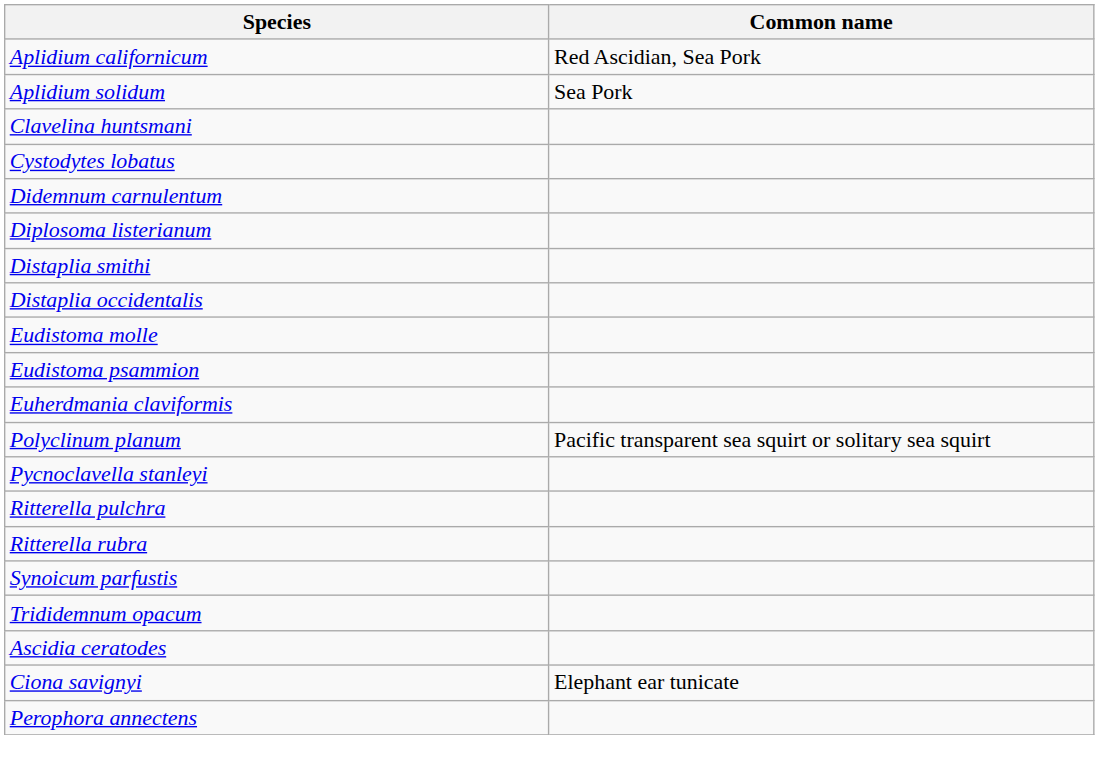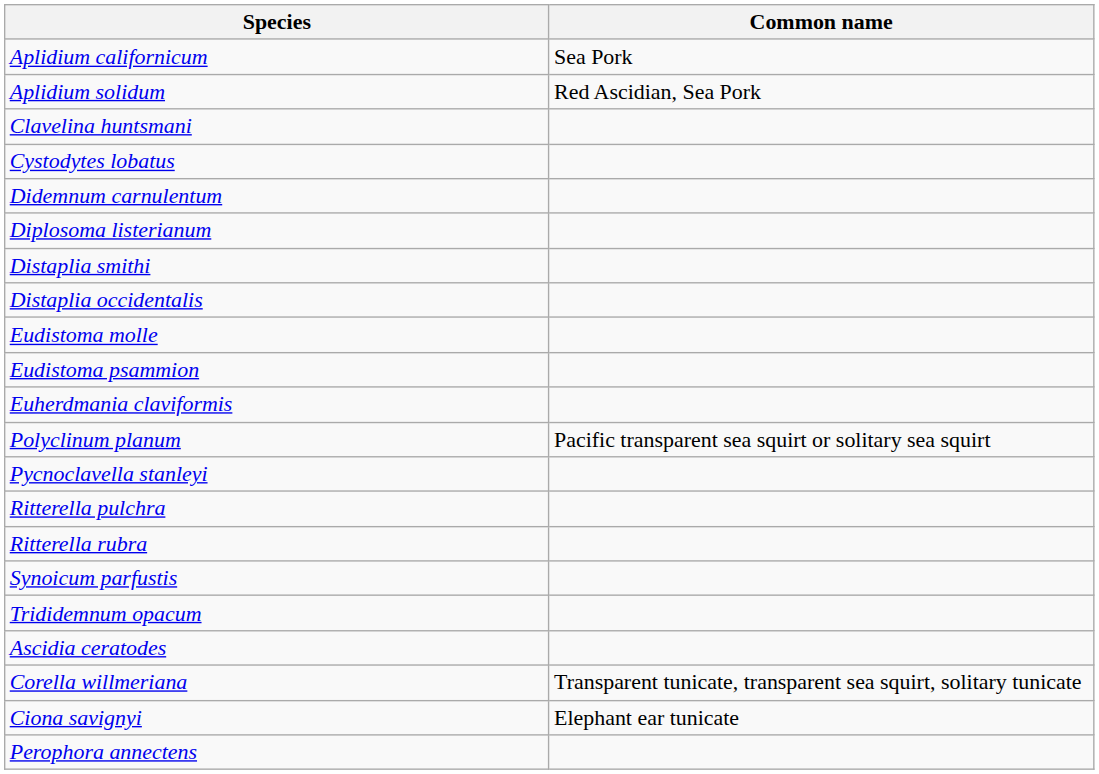(658, 56) Red Ascidian, Sea Pork -> (593, 56) Sea Pork
(593, 91) Sea Pork -> (658, 91) Red Ascidian, Sea Pork
+ row: (99, 682)
